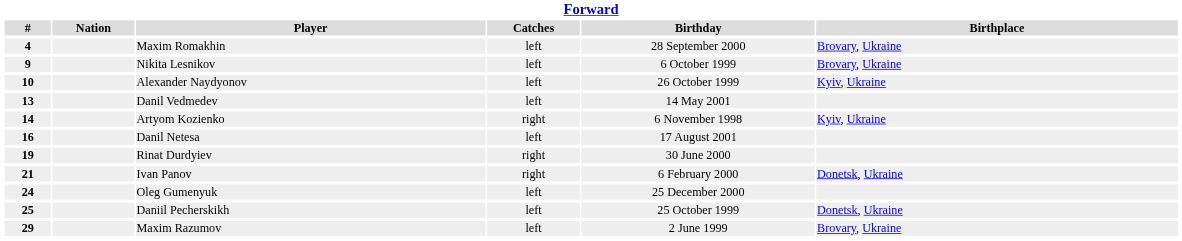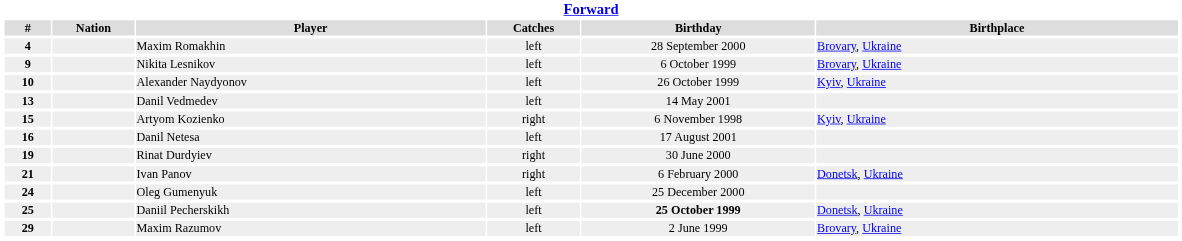(28, 119) 14 -> (28, 119) 15
(698, 210) normal -> (698, 210) bold
